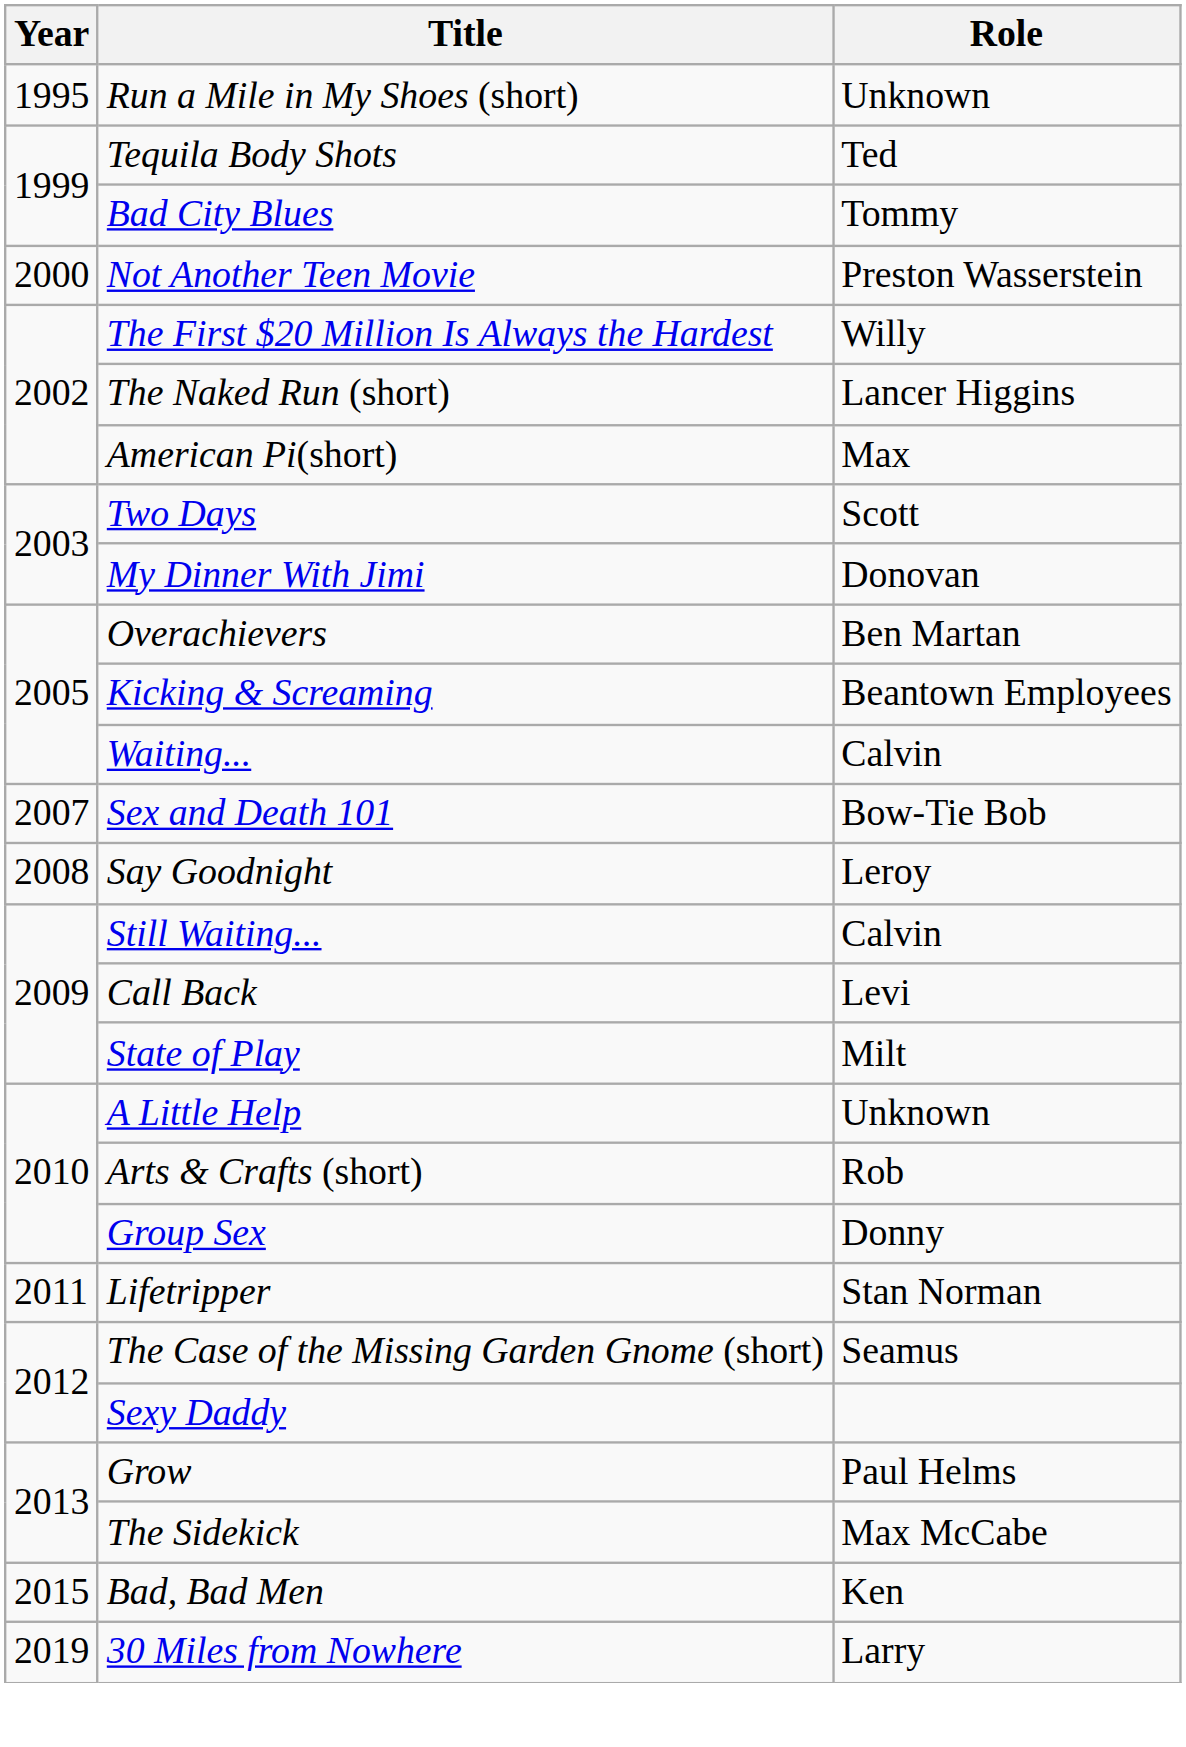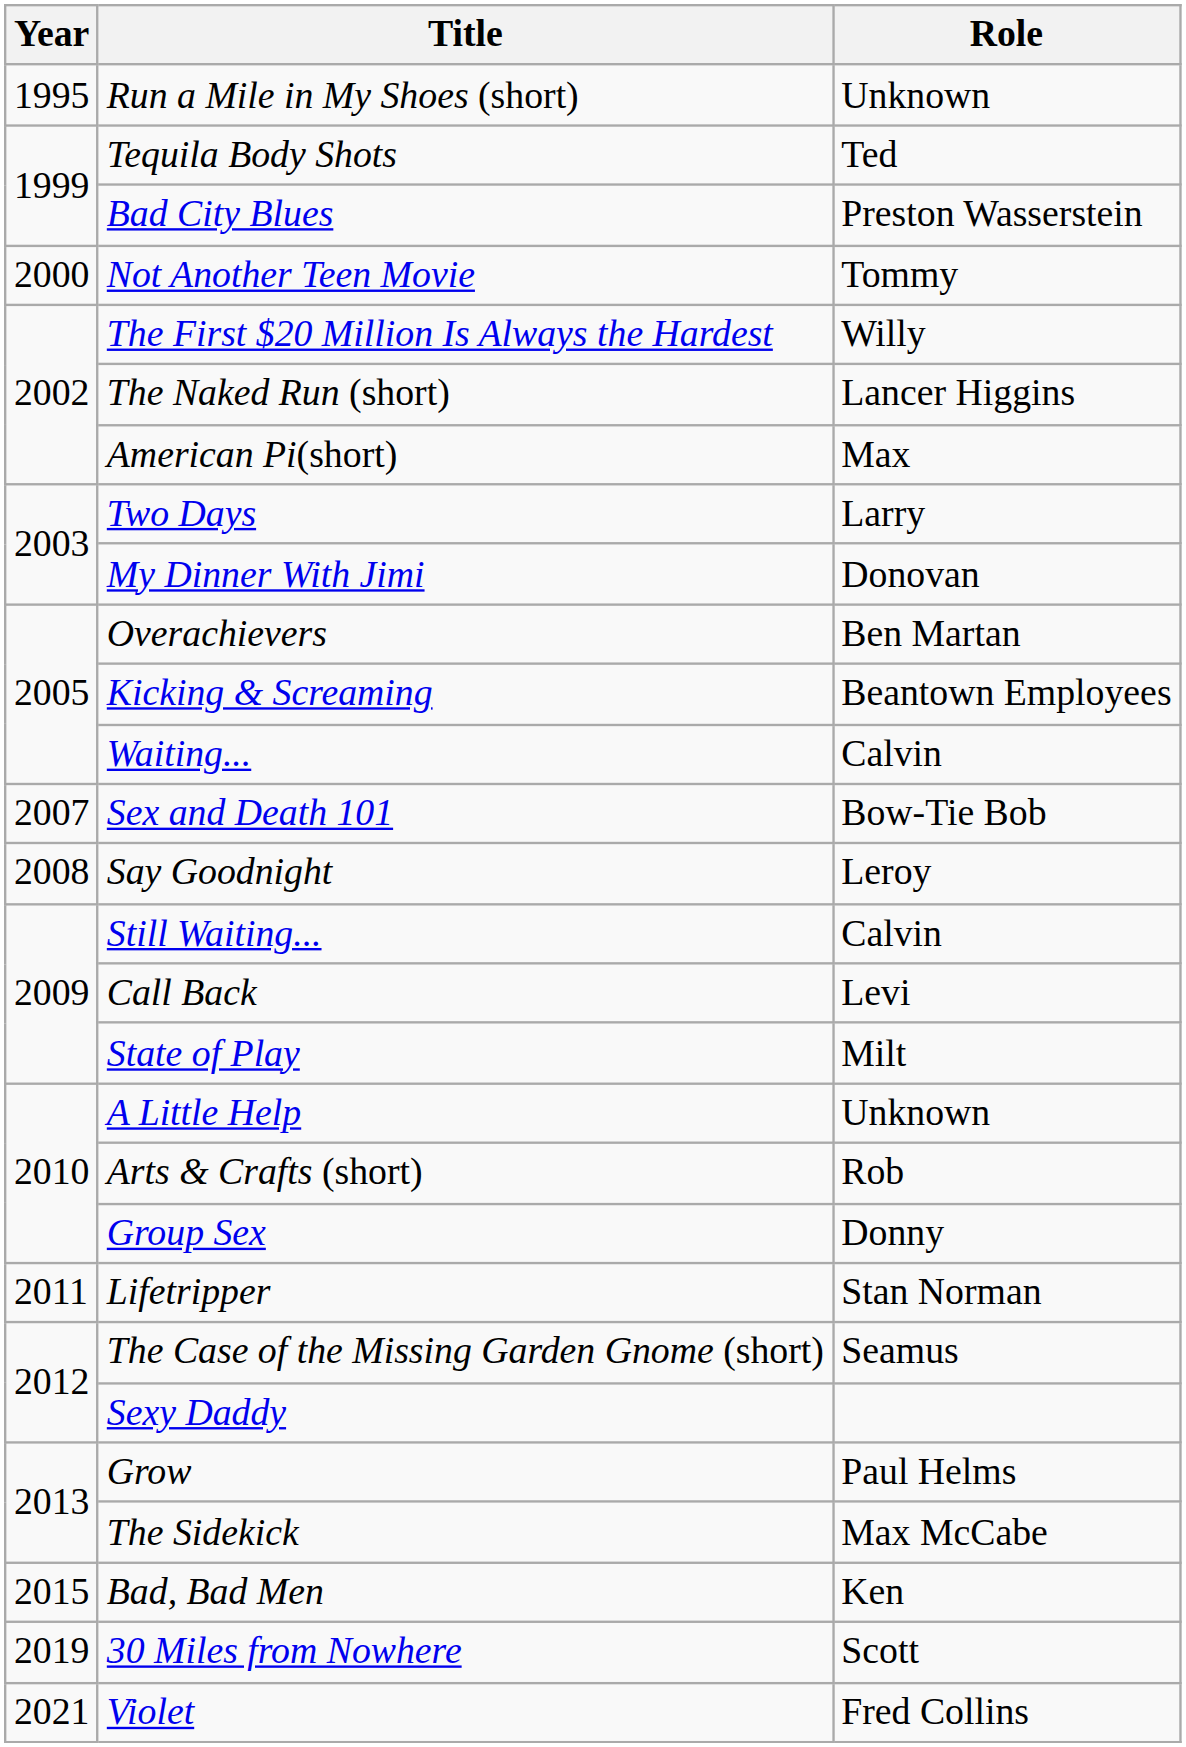(900, 214) Tommy -> (992, 214) Preston Wasserstein
(992, 273) Preston Wasserstein -> (900, 273) Tommy
(880, 513) Scott -> (883, 513) Larry
(883, 1651) Larry -> (880, 1651) Scott
+ row: (151, 1711)
